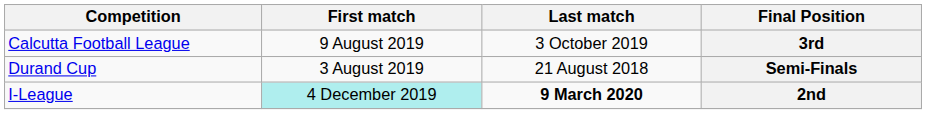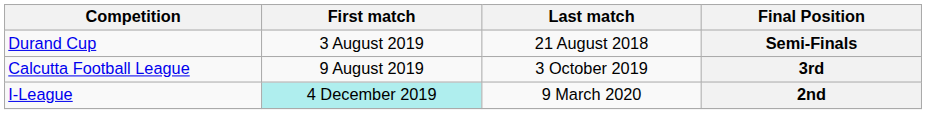rows swapped: (812, 43) <-> (812, 69)
(592, 95) bold -> (592, 95) normal
